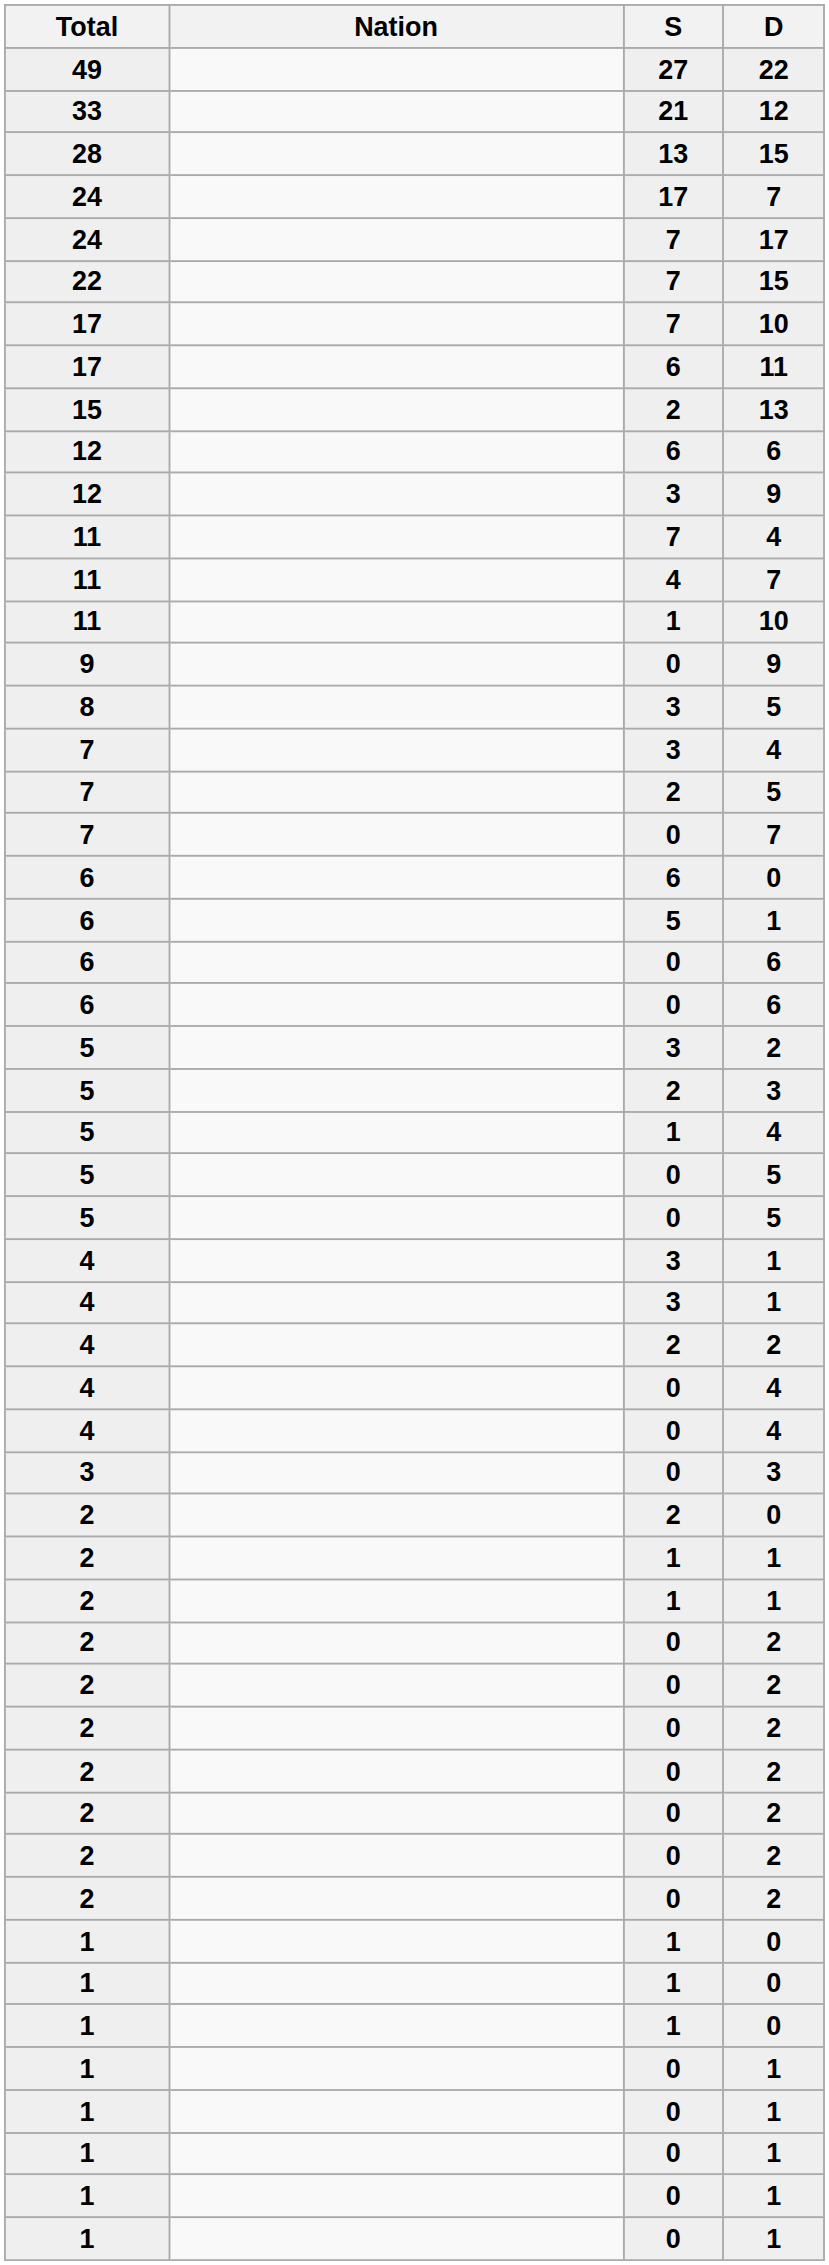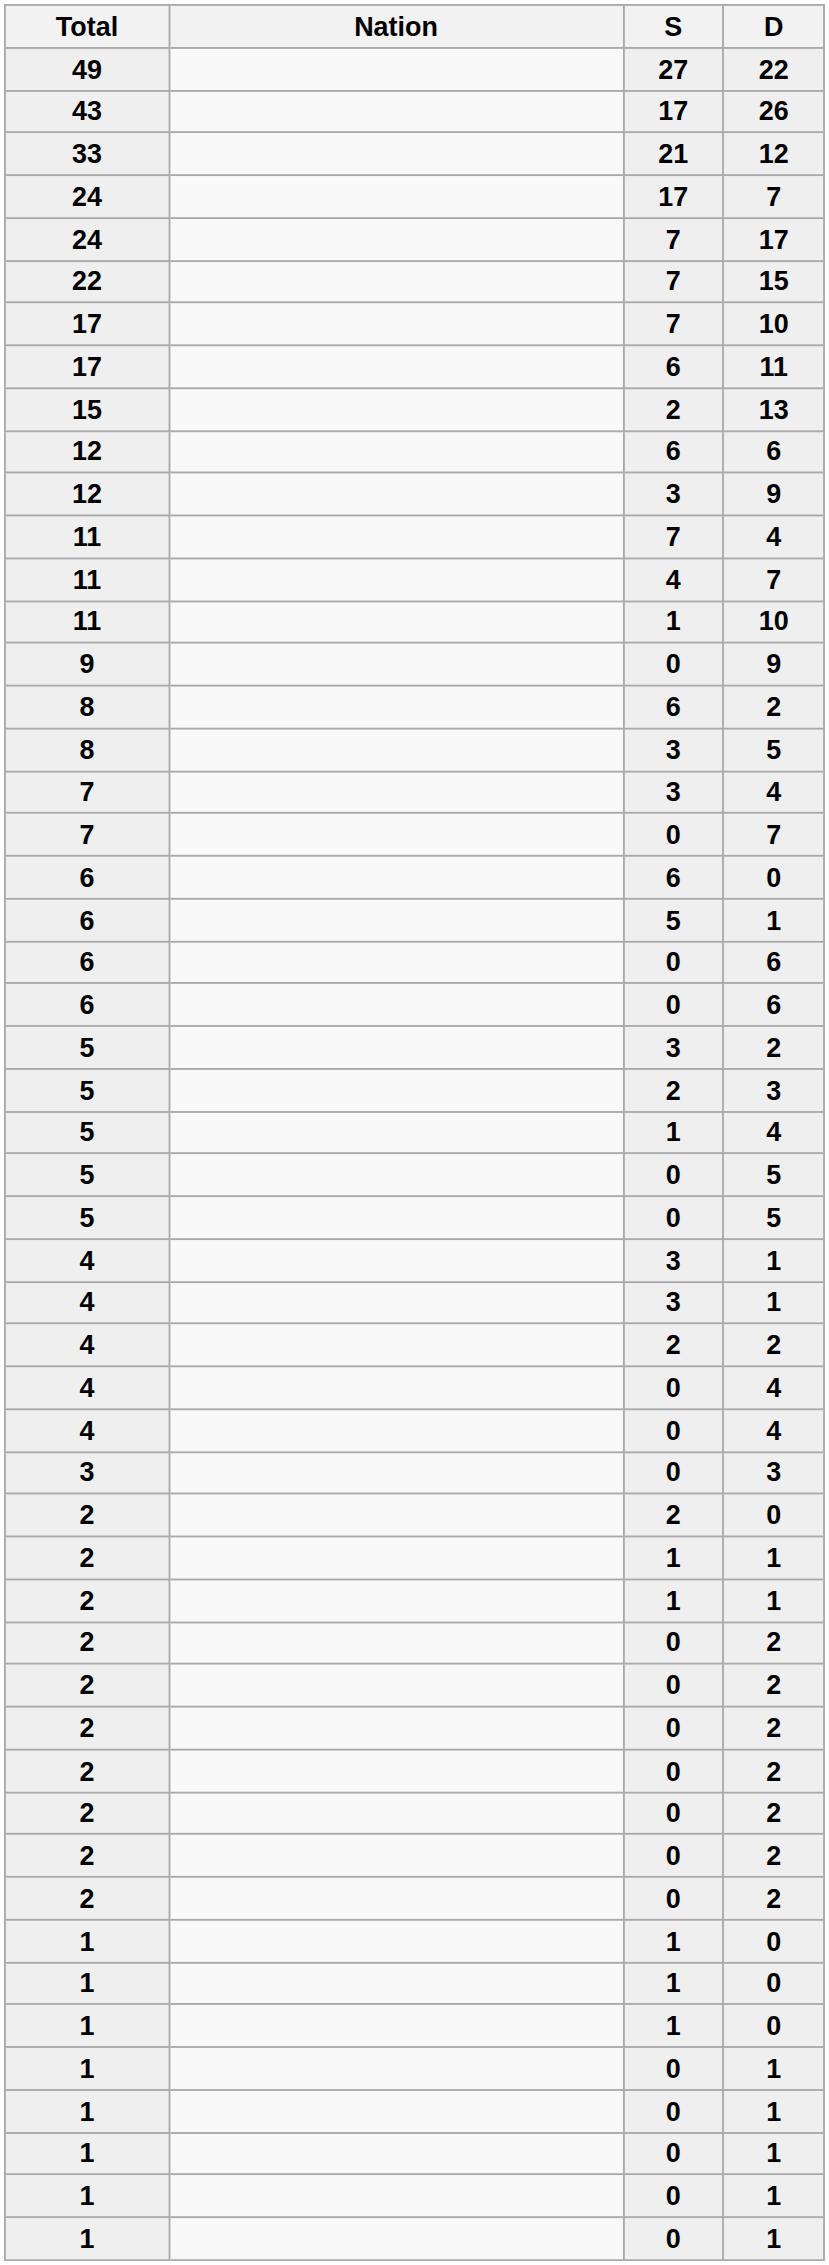+ row: (87, 112)
- row: (87, 154)
+ row: (87, 707)
- row: (87, 792)
